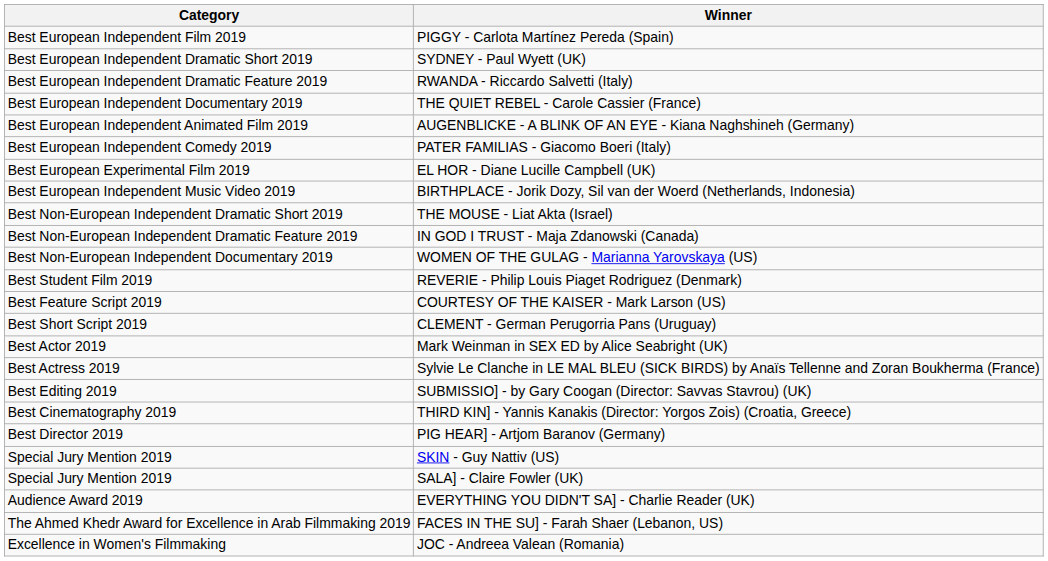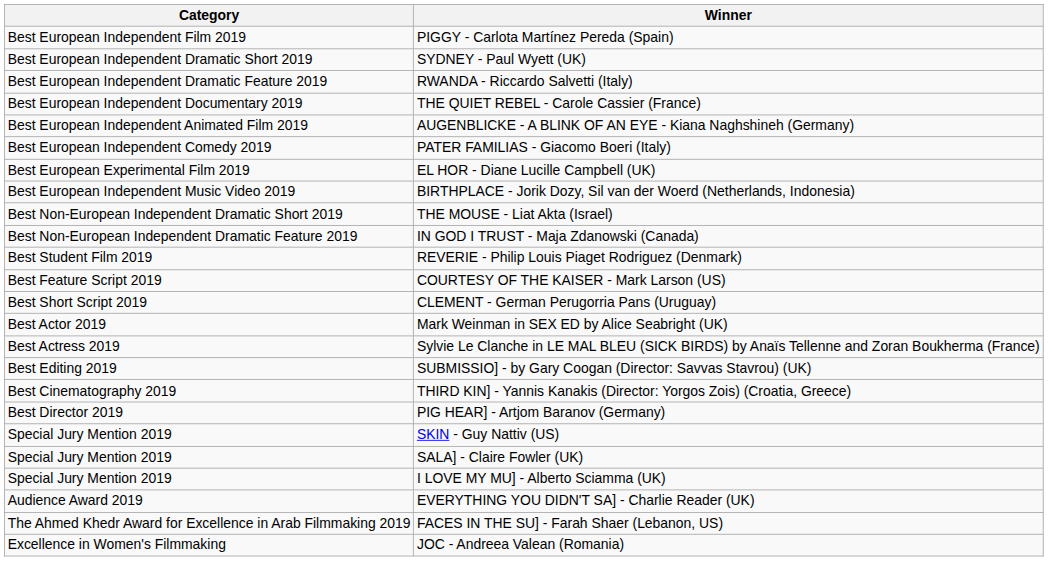- row: (587, 258)
+ row: (541, 479)
